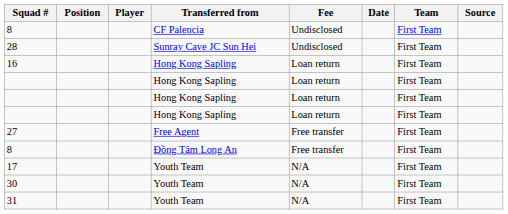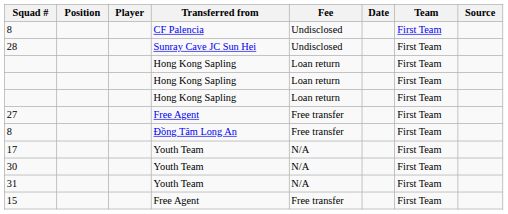- row: (12, 64)
+ row: (12, 200)
